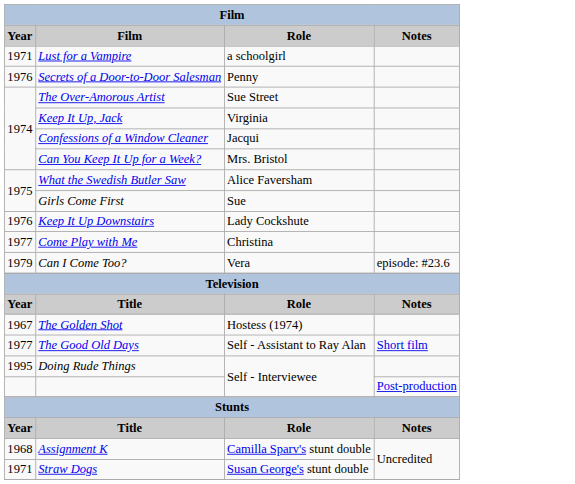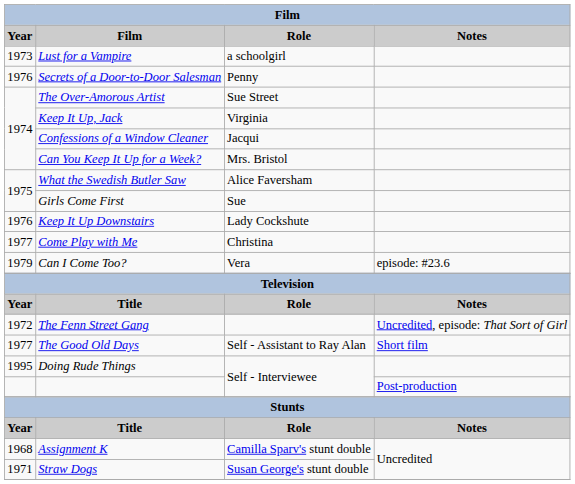(20, 56) 1971 -> (20, 56) 1973
- row: (80, 325)
+ row: (94, 325)
